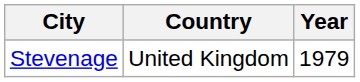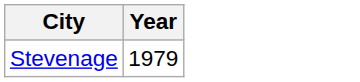- column: (208, 22)
